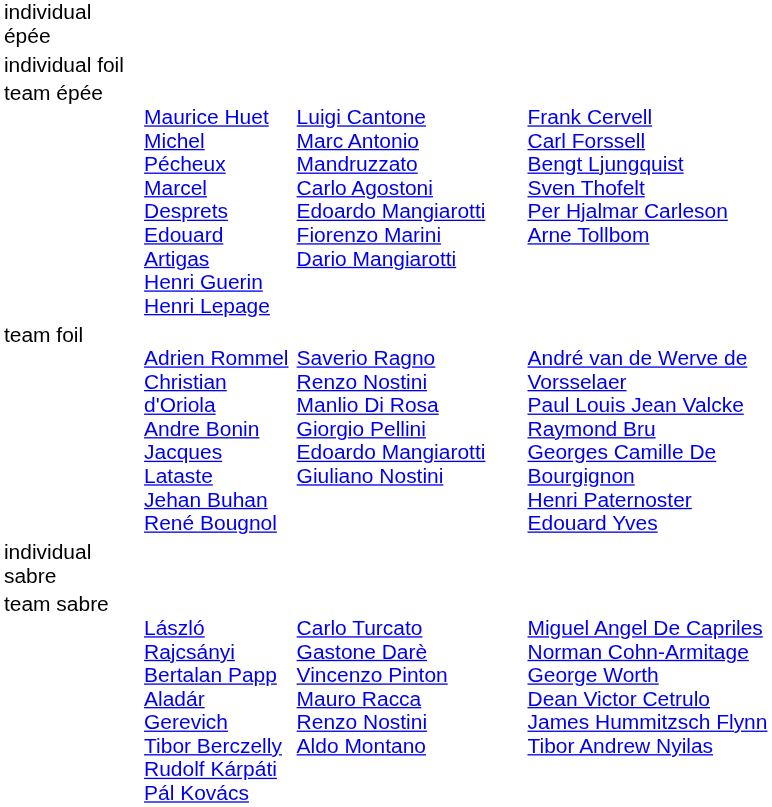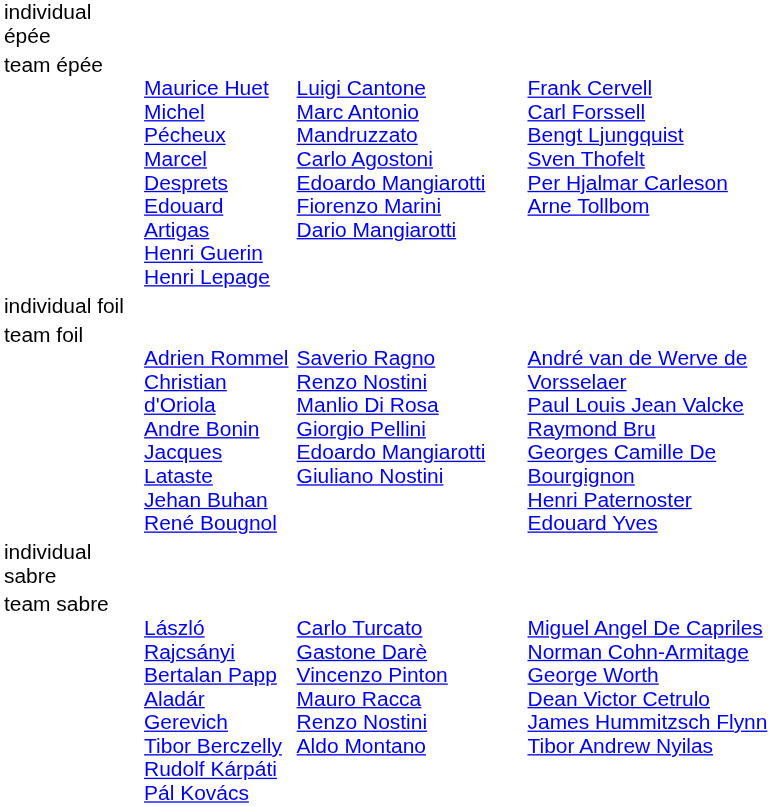rows swapped: (53, 93) <-> (64, 64)
